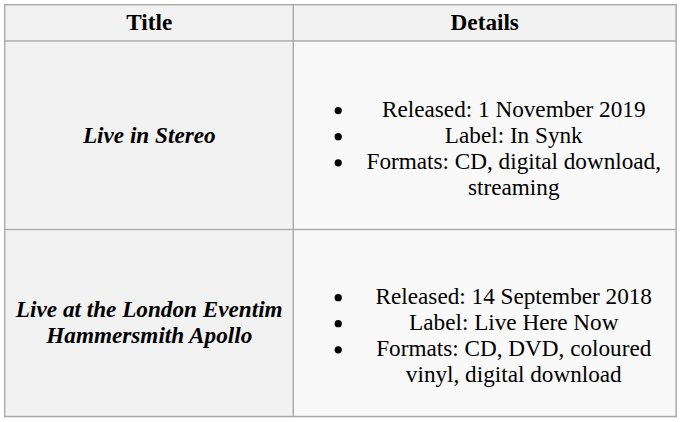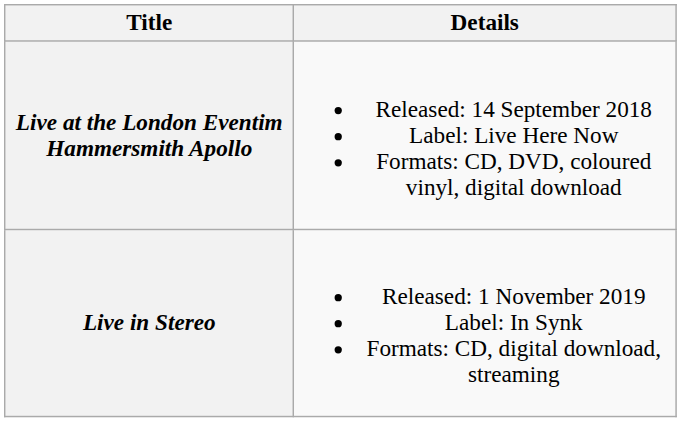rows swapped: (149, 322) <-> (149, 135)
